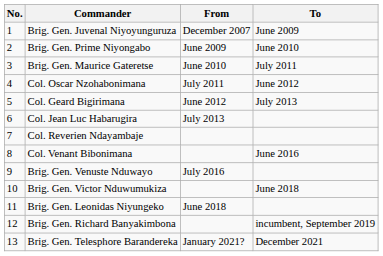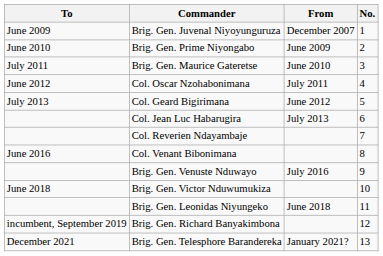columns swapped: (15, 13) <-> (315, 13)
